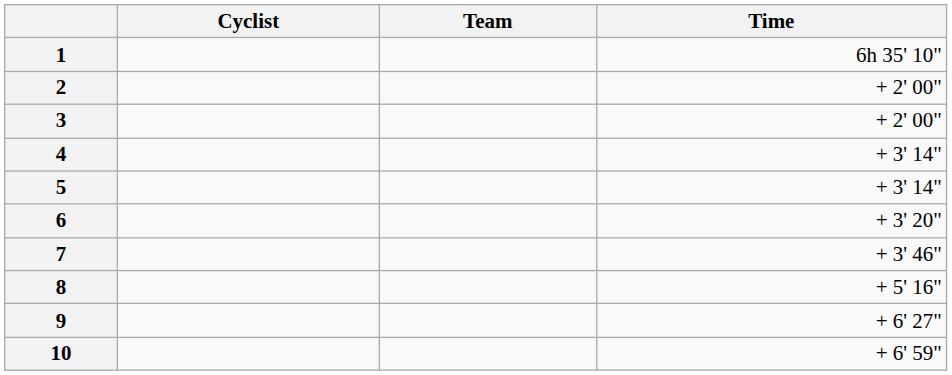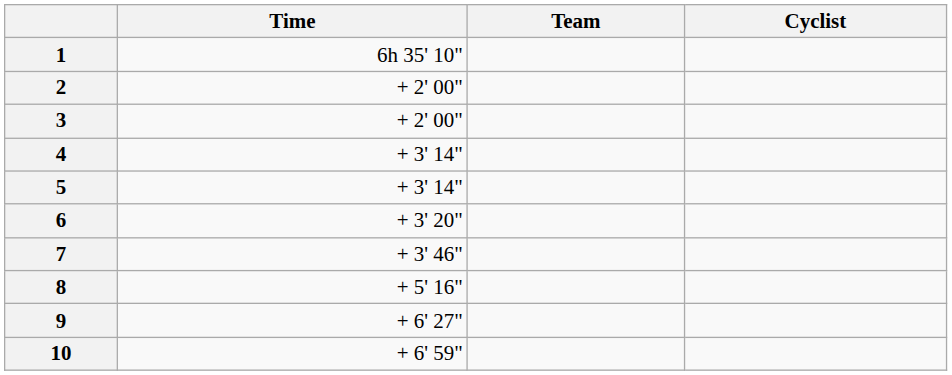columns swapped: (248, 21) <-> (771, 21)
